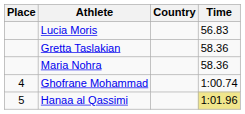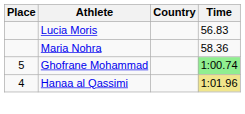- row: (81, 48)
(21, 83) 4 -> (21, 65) 5
(219, 83) no background -> (219, 65) lightgreen background
(21, 100) 5 -> (21, 83) 4
